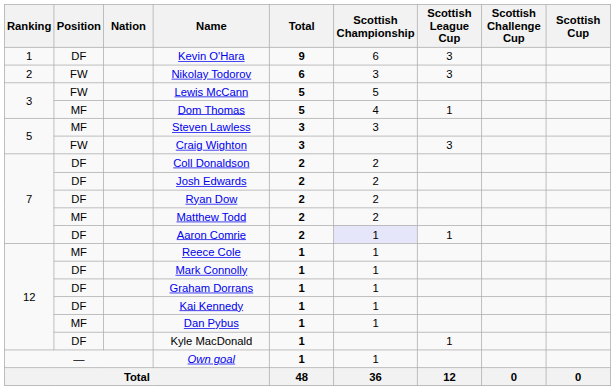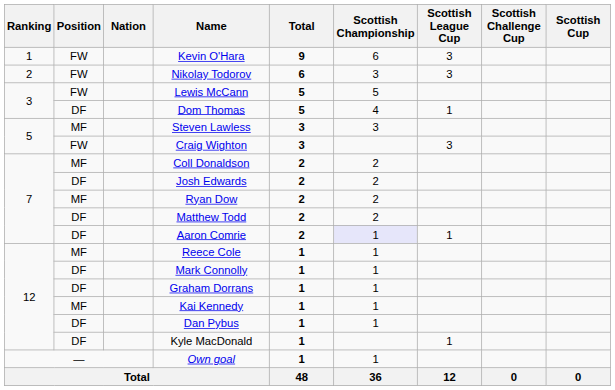(79, 56) DF -> (79, 56) FW
(79, 110) MF -> (79, 110) DF
(79, 163) DF -> (79, 163) MF
(79, 199) DF -> (79, 199) MF
(79, 217) MF -> (79, 217) DF
(79, 306) DF -> (79, 306) MF
(79, 324) MF -> (79, 324) DF
